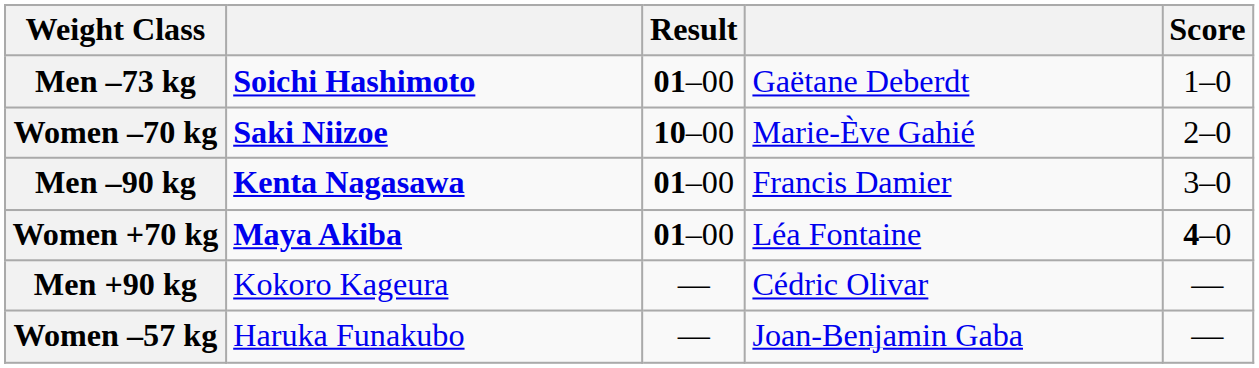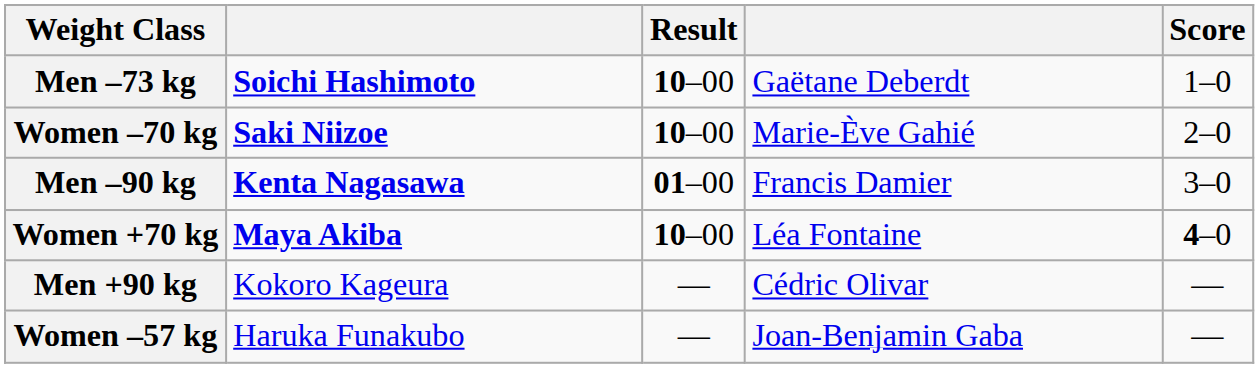(694, 81) 01–00 -> (694, 81) 10–00
(694, 234) 01–00 -> (694, 234) 10–00
